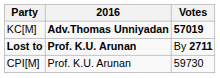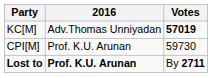(108, 30) bold -> (104, 30) normal
rows swapped: (23, 64) <-> (25, 47)
